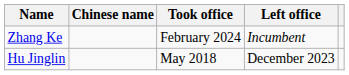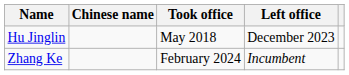rows swapped: (36, 59) <-> (35, 37)
